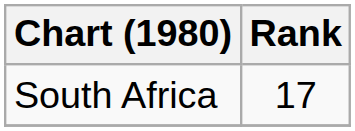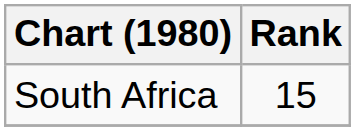(296, 94) 17 -> (296, 94) 15
